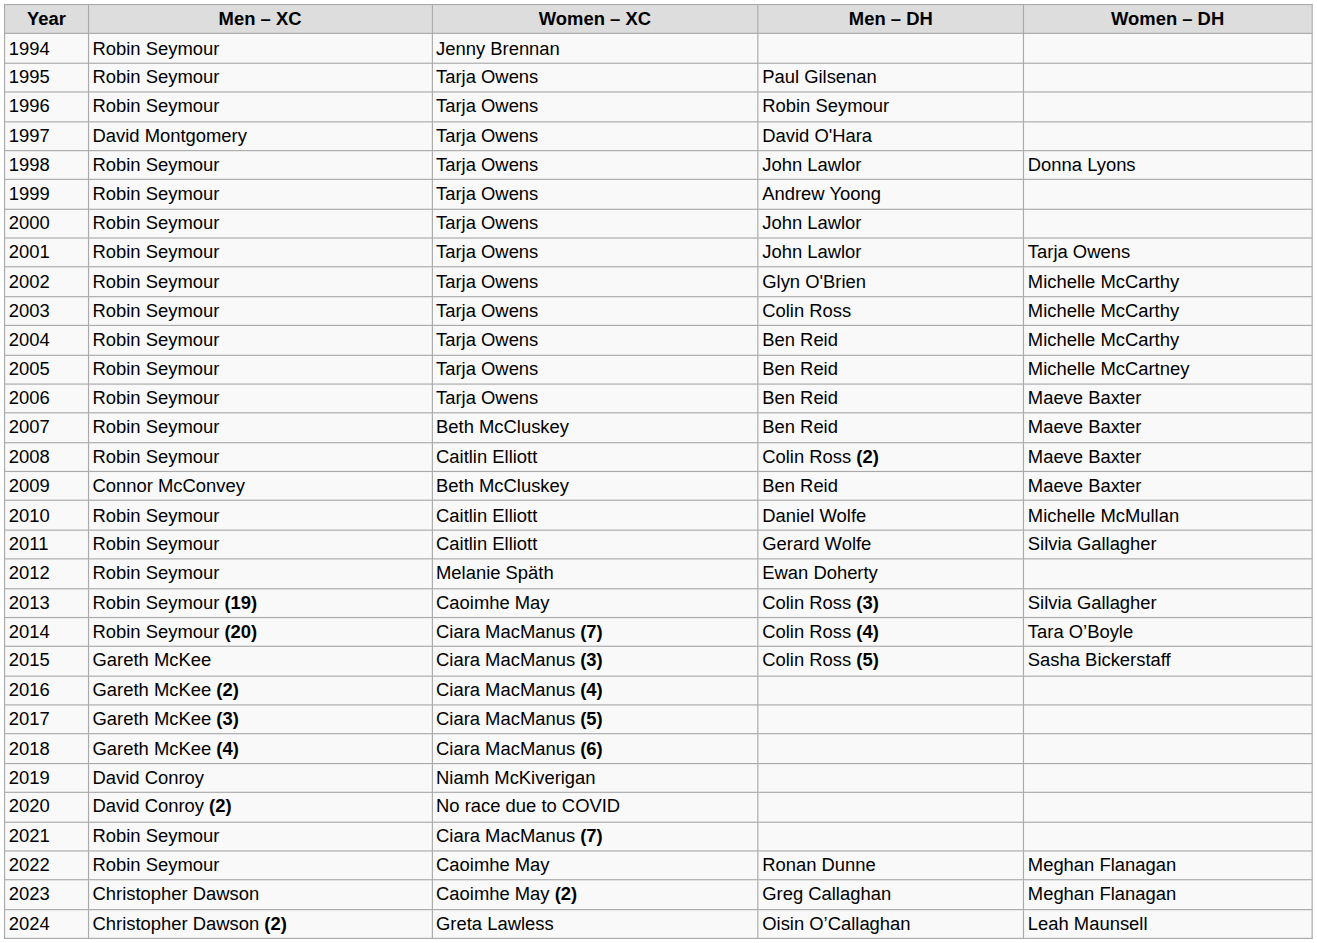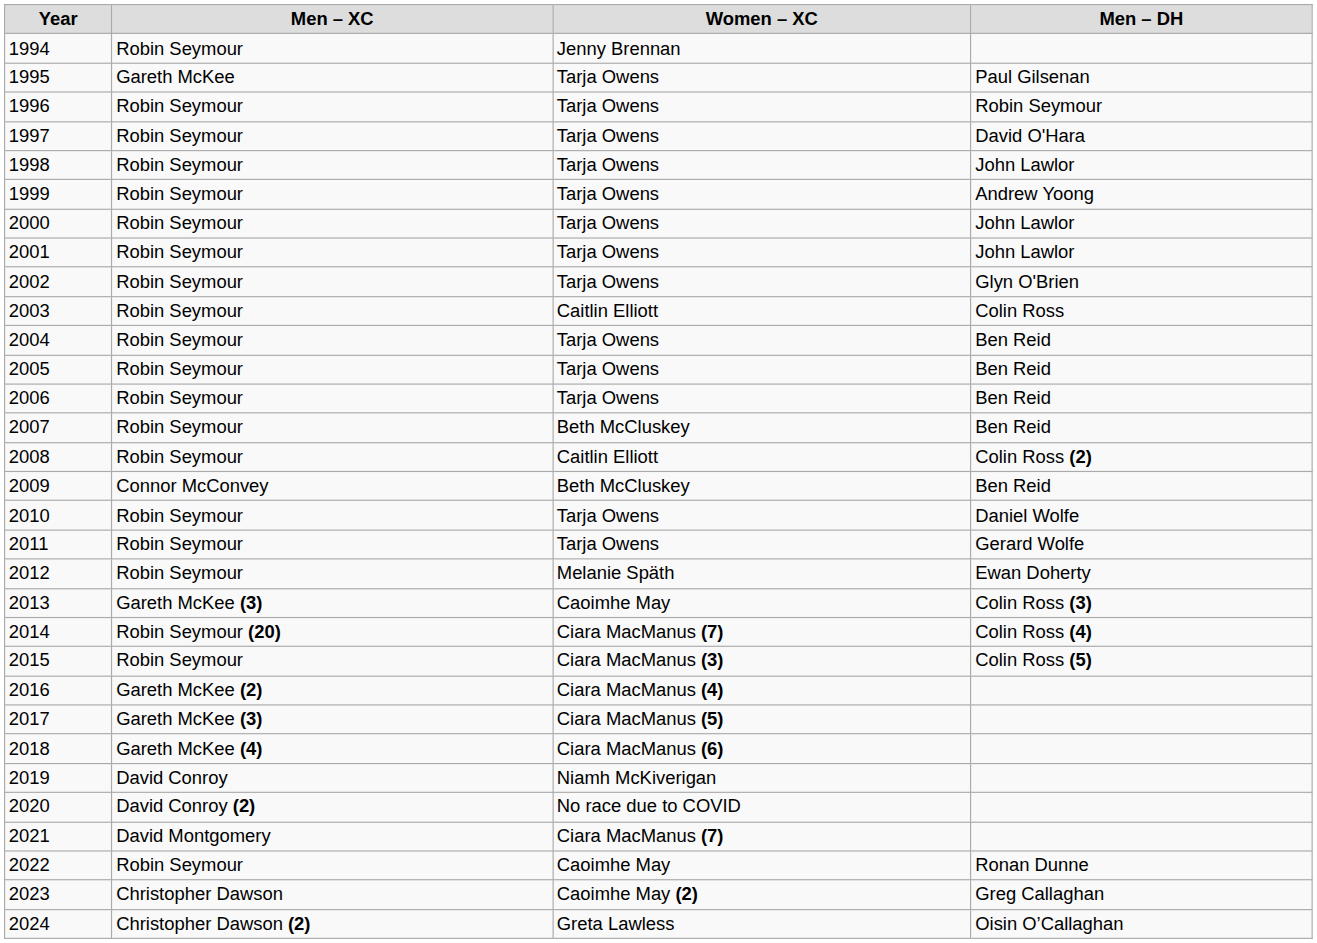- column: (1168, 19)
(156, 77) Robin Seymour -> (175, 77) Gareth McKee
(170, 135) David Montgomery -> (180, 135) Robin Seymour
(487, 310) Tarja Owens -> (607, 310) Caitlin Elliott
(487, 515) Caitlin Elliott -> (608, 515) Tarja Owens
(487, 544) Caitlin Elliott -> (608, 544) Tarja Owens
(175, 602) Robin Seymour (19) -> (189, 602) Gareth McKee (3)
(152, 661) Gareth McKee -> (180, 661) Robin Seymour
(156, 836) Robin Seymour -> (193, 836) David Montgomery
